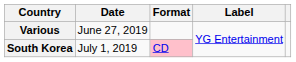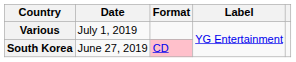(113, 30) June 27, 2019 -> (107, 30) July 1, 2019
(107, 48) July 1, 2019 -> (113, 48) June 27, 2019
